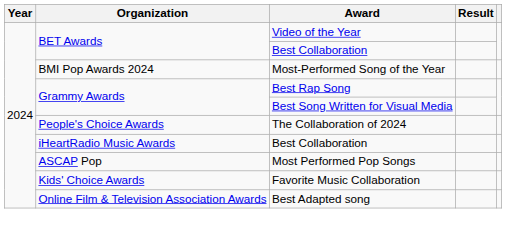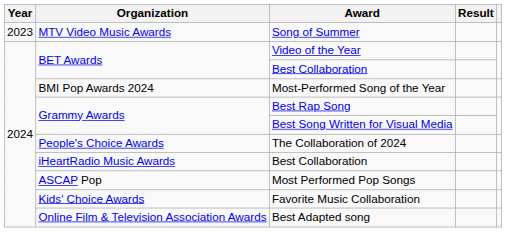+ row: (105, 32)
